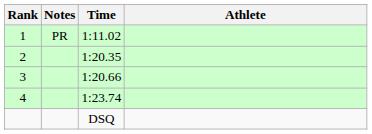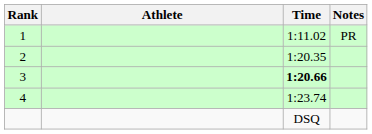columns swapped: (245, 14) <-> (60, 14)
(101, 77) normal -> (307, 77) bold
